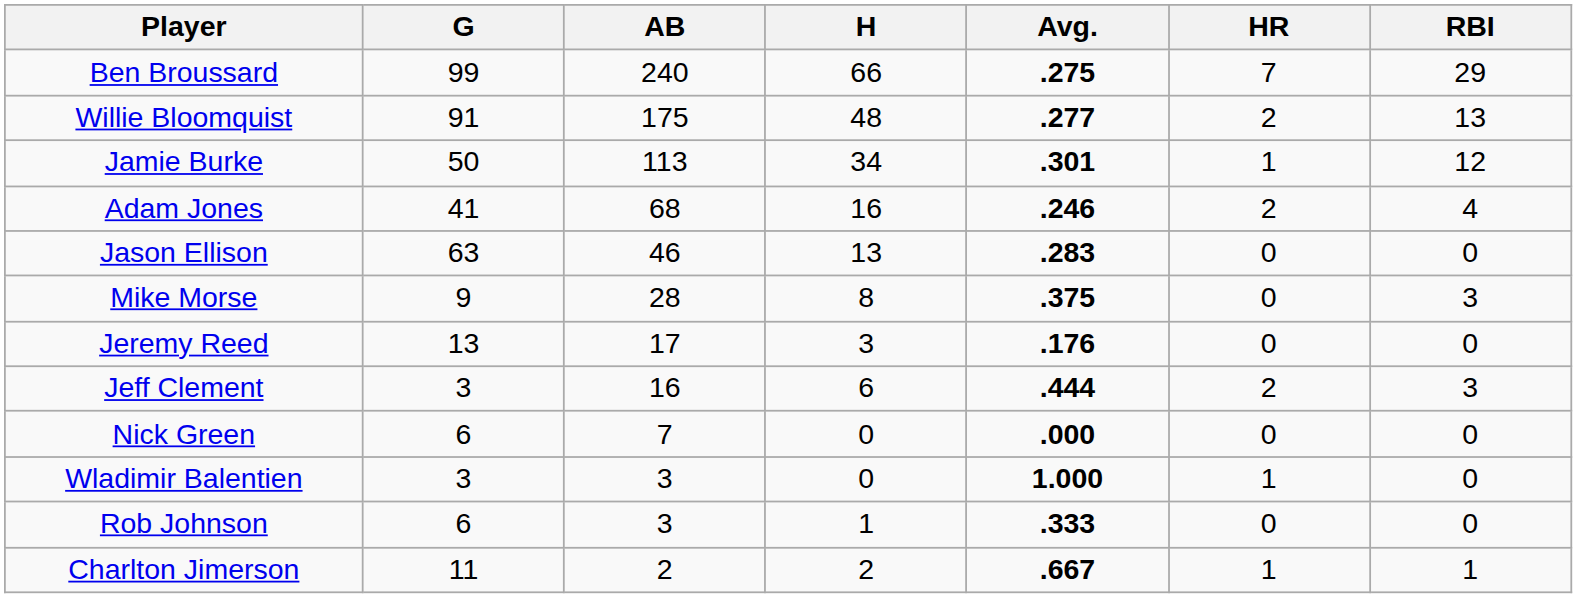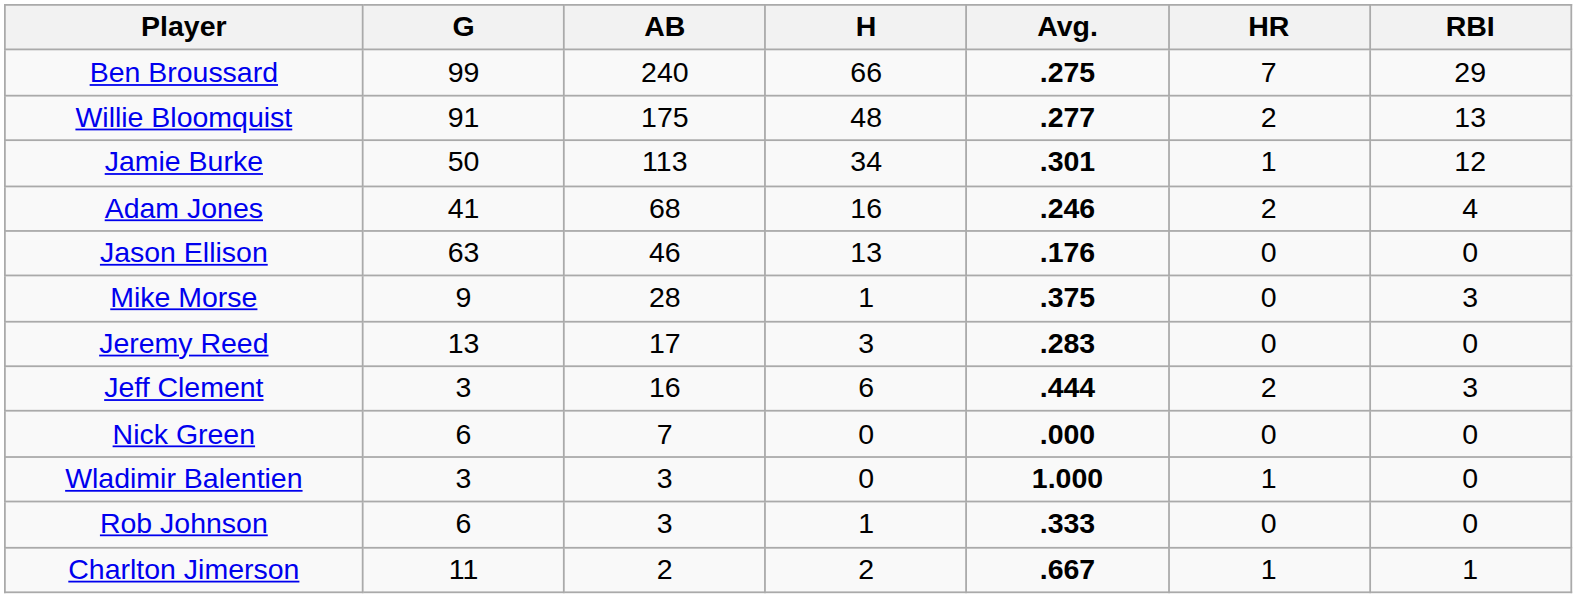(1067, 252) .283 -> (1067, 252) .176
(866, 298) 8 -> (866, 298) 1
(1067, 343) .176 -> (1067, 343) .283
